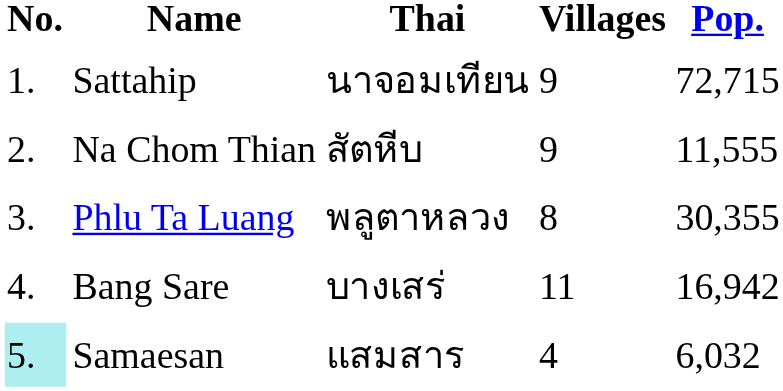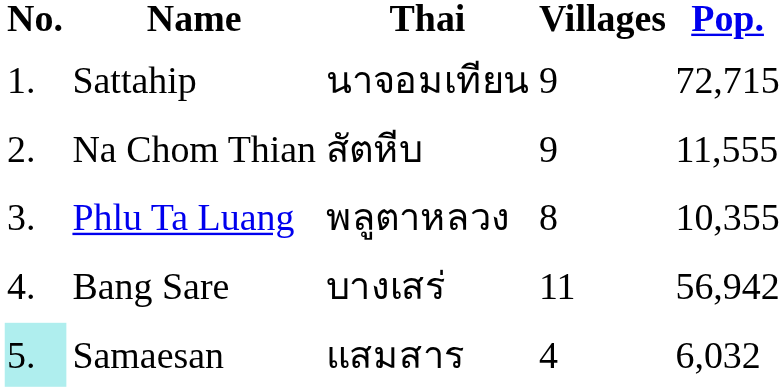(728, 216) 30,355 -> (728, 216) 10,355
(728, 285) 16,942 -> (728, 285) 56,942
